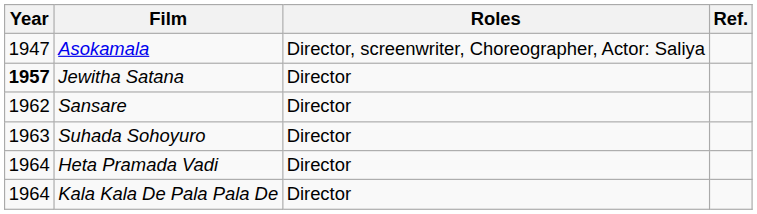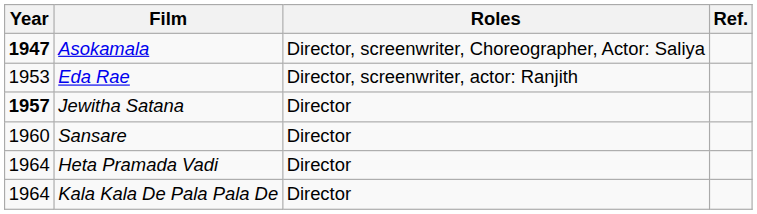(29, 48) normal -> (29, 48) bold
+ row: (94, 77)
(29, 106) 1962 -> (29, 135) 1960
- row: (132, 135)
